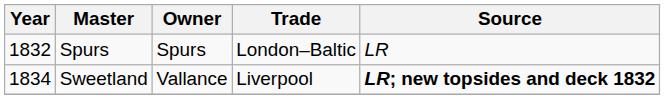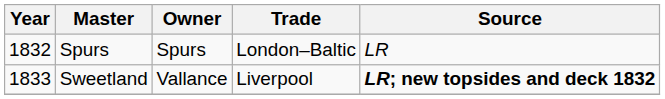(30, 79) 1834 -> (30, 79) 1833
